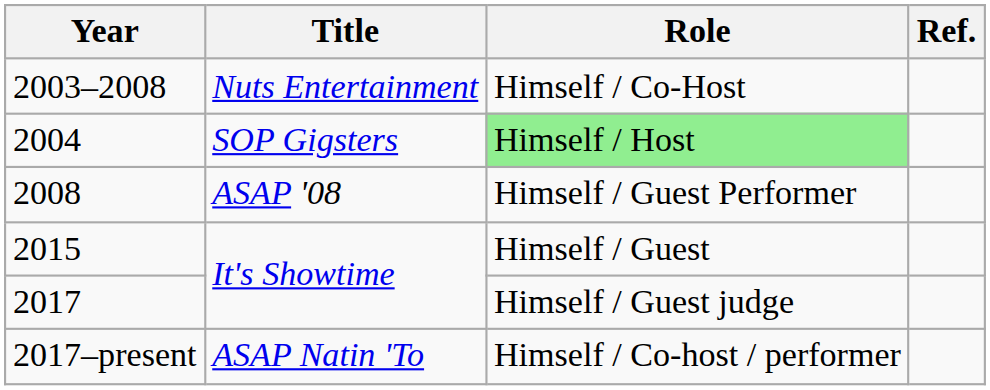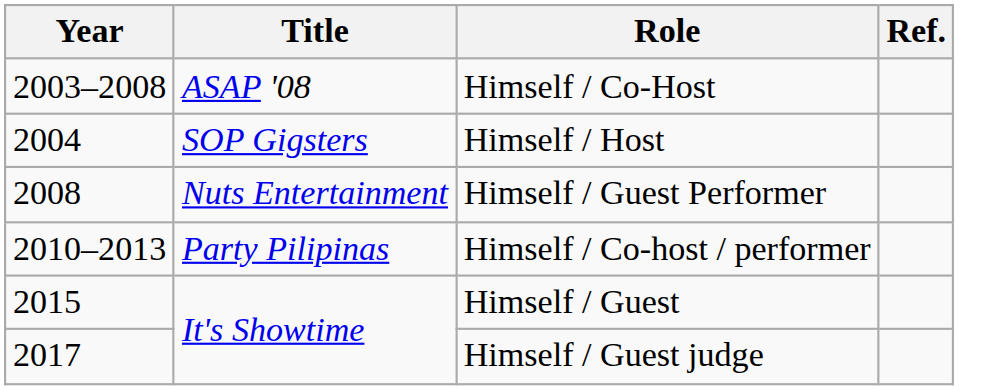(345, 85) Nuts Entertainment -> (246, 85) ASAP '08
(594, 139) lightgreen background -> (564, 139) no background
(277, 193) ASAP '08 -> (315, 193) Nuts Entertainment
+ row: (90, 247)
- row: (105, 355)
